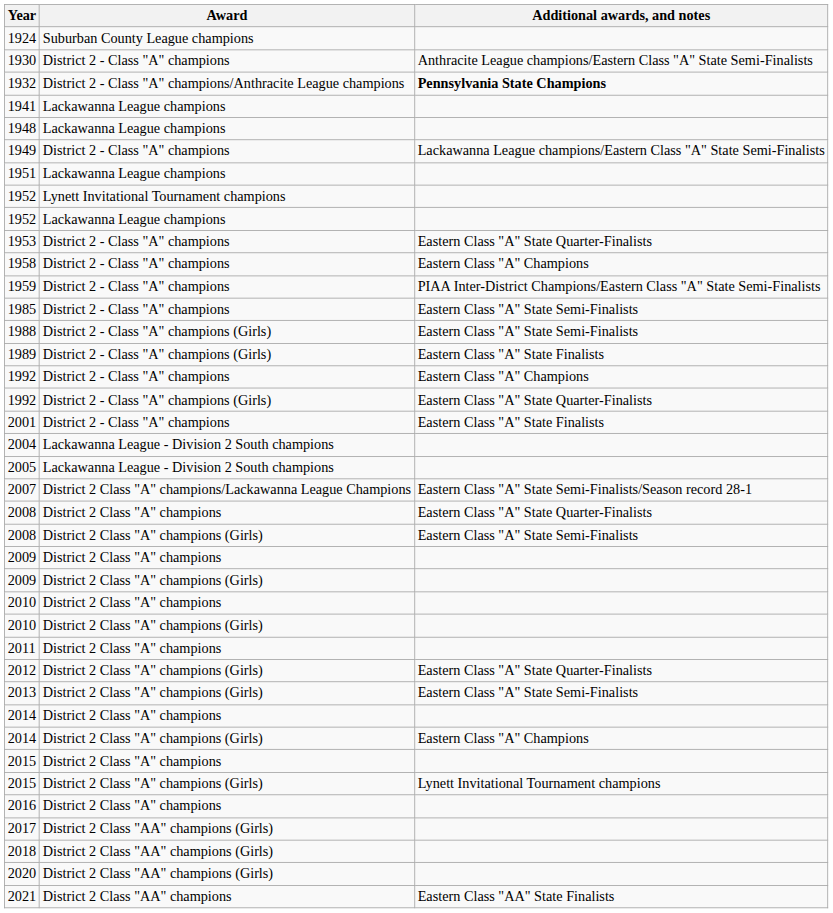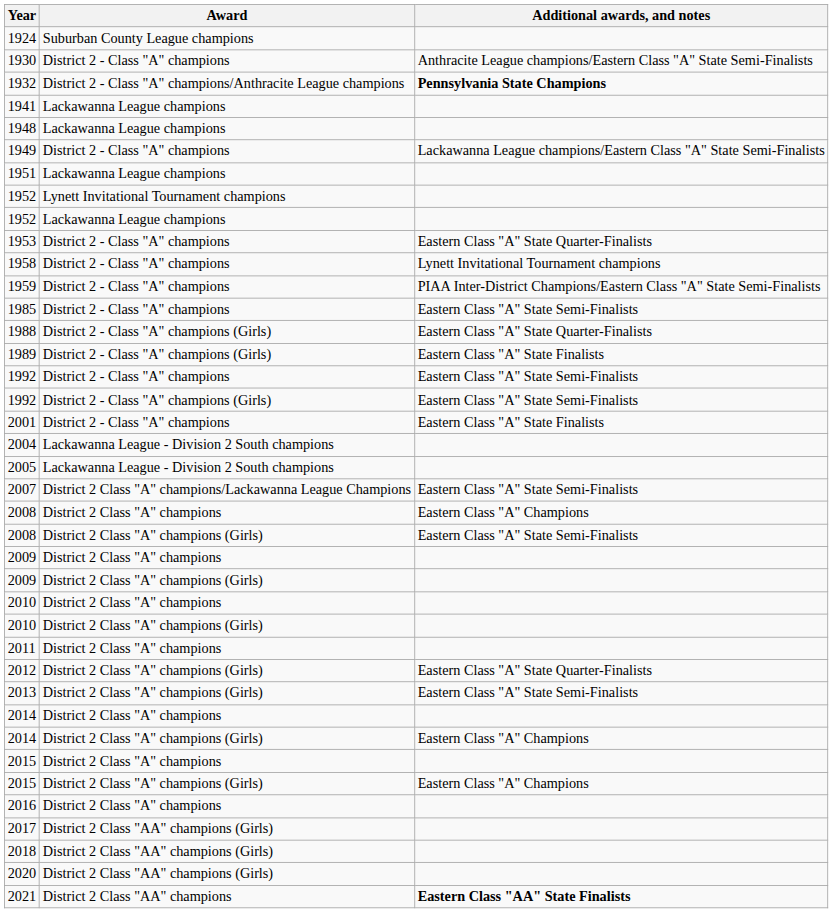(503, 264) Eastern Class "A" Champions -> (539, 264) Lynett Invitational Tournament champions
(528, 331) Eastern Class "A" State Semi-Finalists -> (535, 331) Eastern Class "A" State Quarter-Finalists
(503, 377) Eastern Class "A" Champions -> (528, 377) Eastern Class "A" State Semi-Finalists
(535, 399) Eastern Class "A" State Quarter-Finalists -> (528, 399) Eastern Class "A" State Semi-Finalists
(585, 490) Eastern Class "A" State Semi-Finalists/Season record 28-1 -> (528, 490) Eastern Class "A" State Semi-Finalists
(535, 512) Eastern Class "A" State Quarter-Finalists -> (503, 512) Eastern Class "A" Champions
(539, 783) Lynett Invitational Tournament champions -> (503, 783) Eastern Class "A" Champions
(516, 896) normal -> (524, 896) bold
